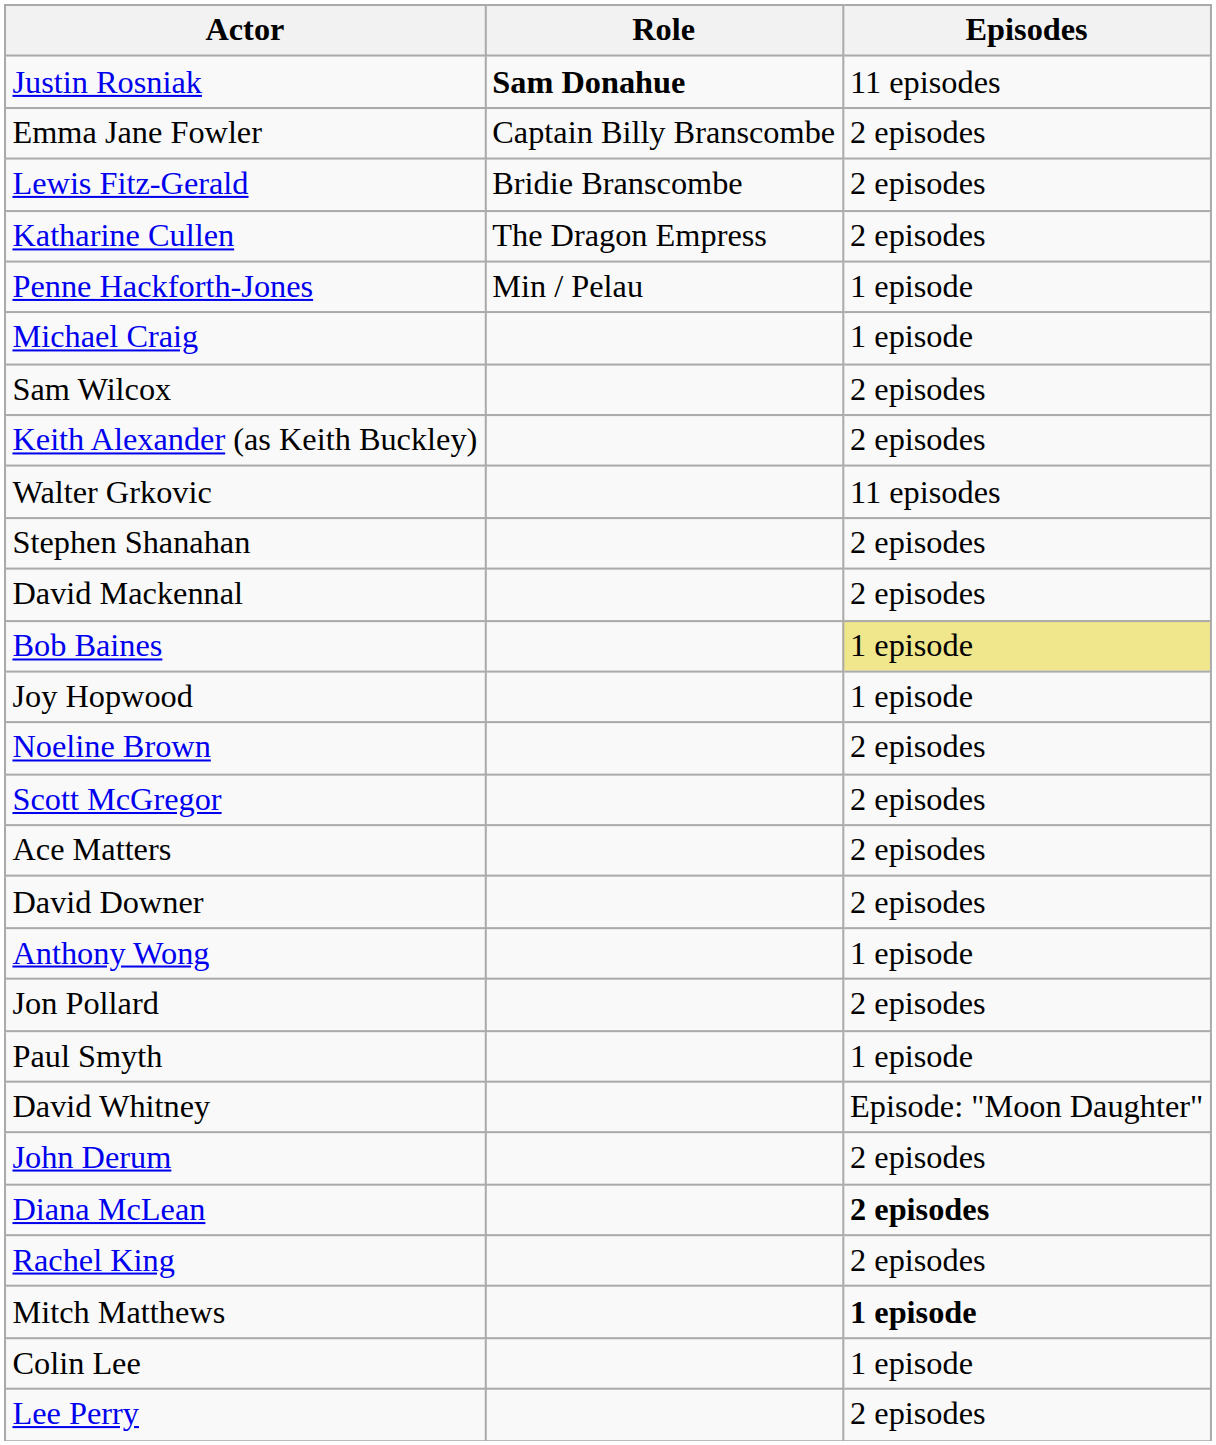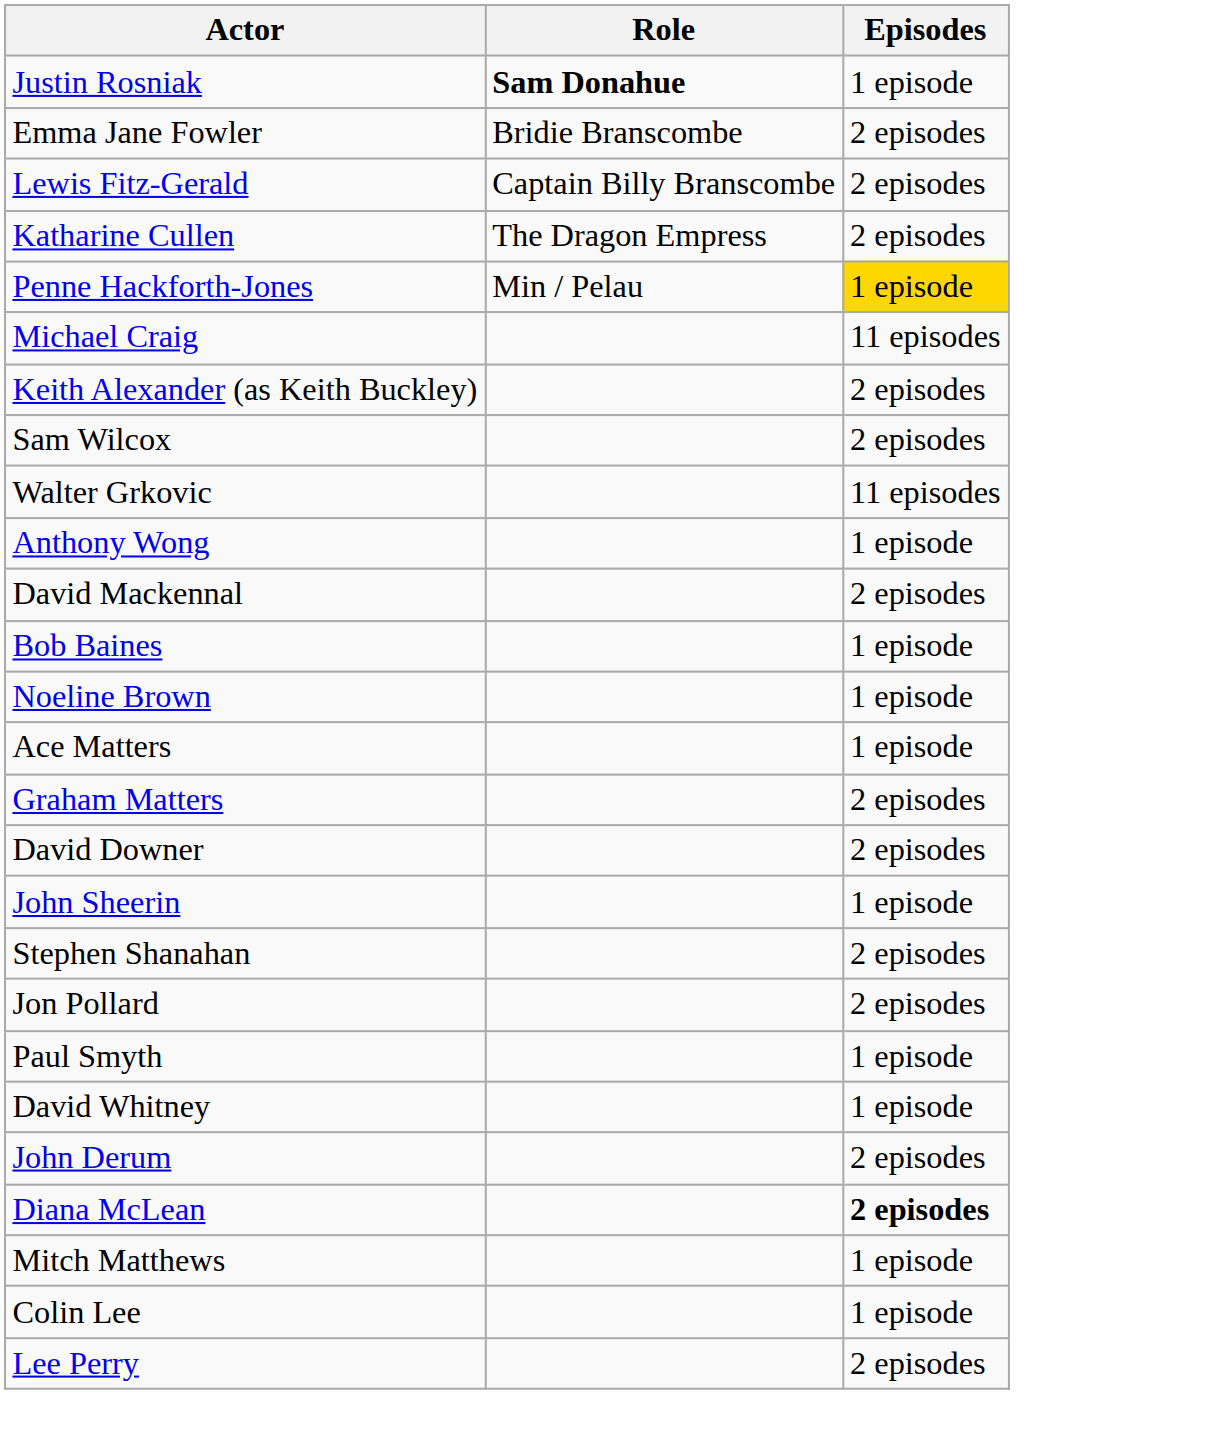(925, 81) 11 episodes -> (912, 81) 1 episode
(664, 132) Captain Billy Branscombe -> (617, 132) Bridie Branscombe
(617, 183) Bridie Branscombe -> (664, 183) Captain Billy Branscombe
(912, 286) no background -> (912, 286) gold background
(912, 337) 1 episode -> (925, 337) 11 episodes
rows swapped: (245, 440) <-> (92, 388)
rows swapped: (111, 952) <-> (131, 542)
(912, 645) khaki background -> (912, 645) no background
- row: (103, 696)
(918, 747) 2 episodes -> (912, 696) 1 episode
- row: (117, 798)
(918, 850) 2 episodes -> (912, 747) 1 episode
+ row: (118, 798)
+ row: (96, 901)
(1027, 1106) Episode: "Moon Daughter" -> (912, 1106) 1 episode
- row: (94, 1260)
(913, 1311) bold -> (912, 1260) normal
